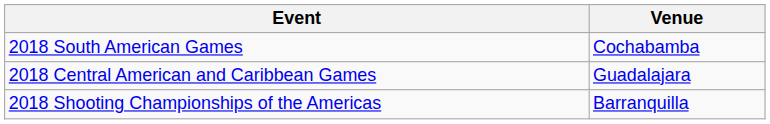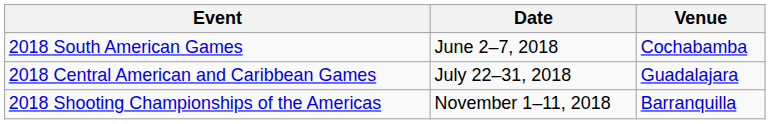+ column: (534, 18)
